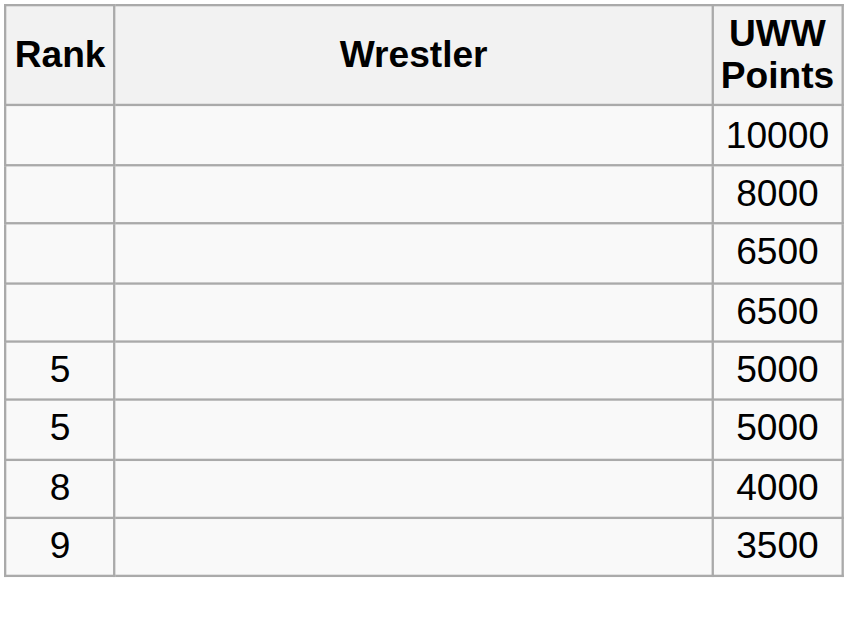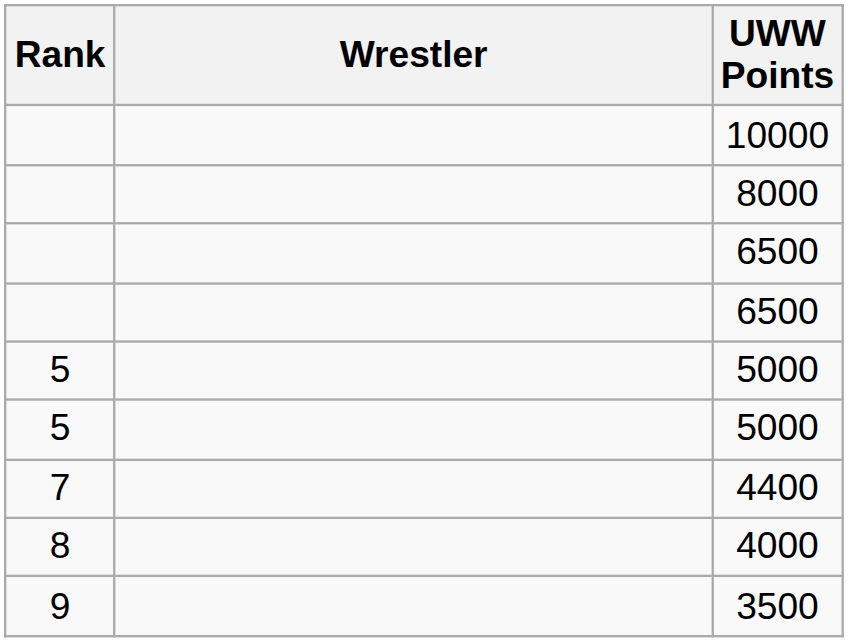+ row: (60, 487)
